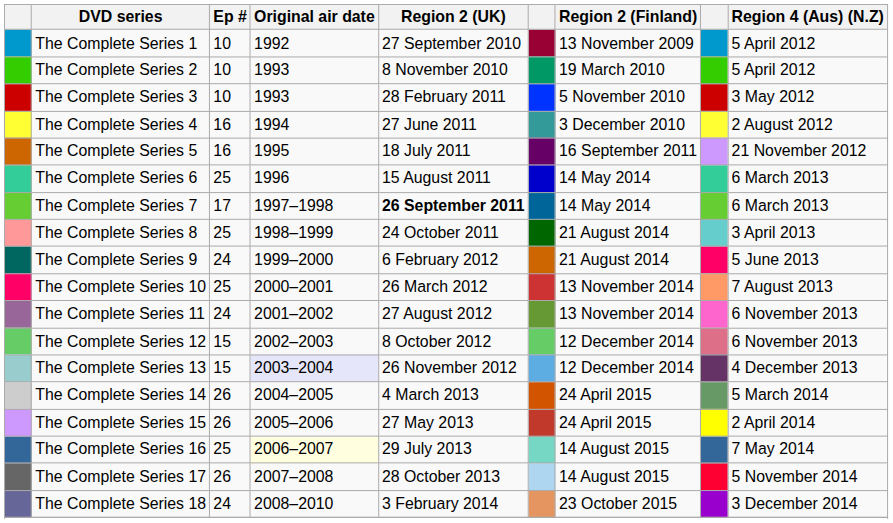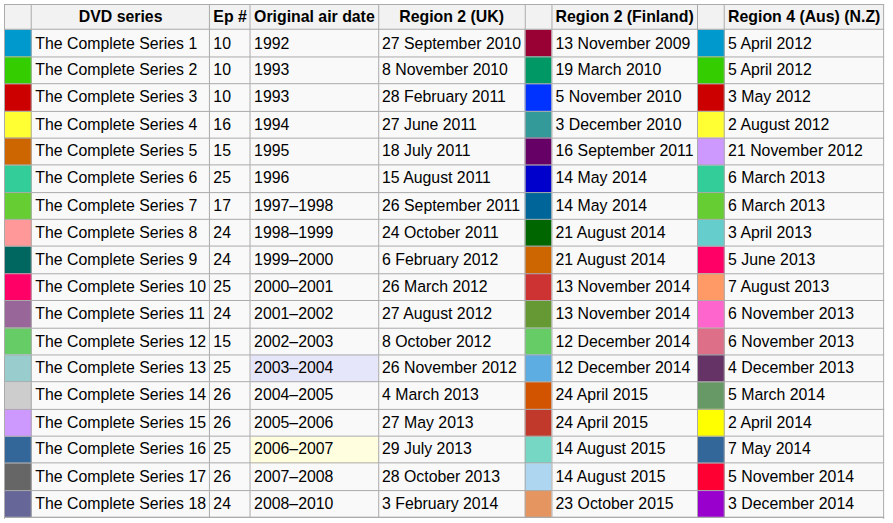(222, 151) 16 -> (222, 151) 15
(453, 205) bold -> (451, 205) normal
(222, 232) 25 -> (222, 232) 24
(222, 368) 15 -> (222, 368) 25
